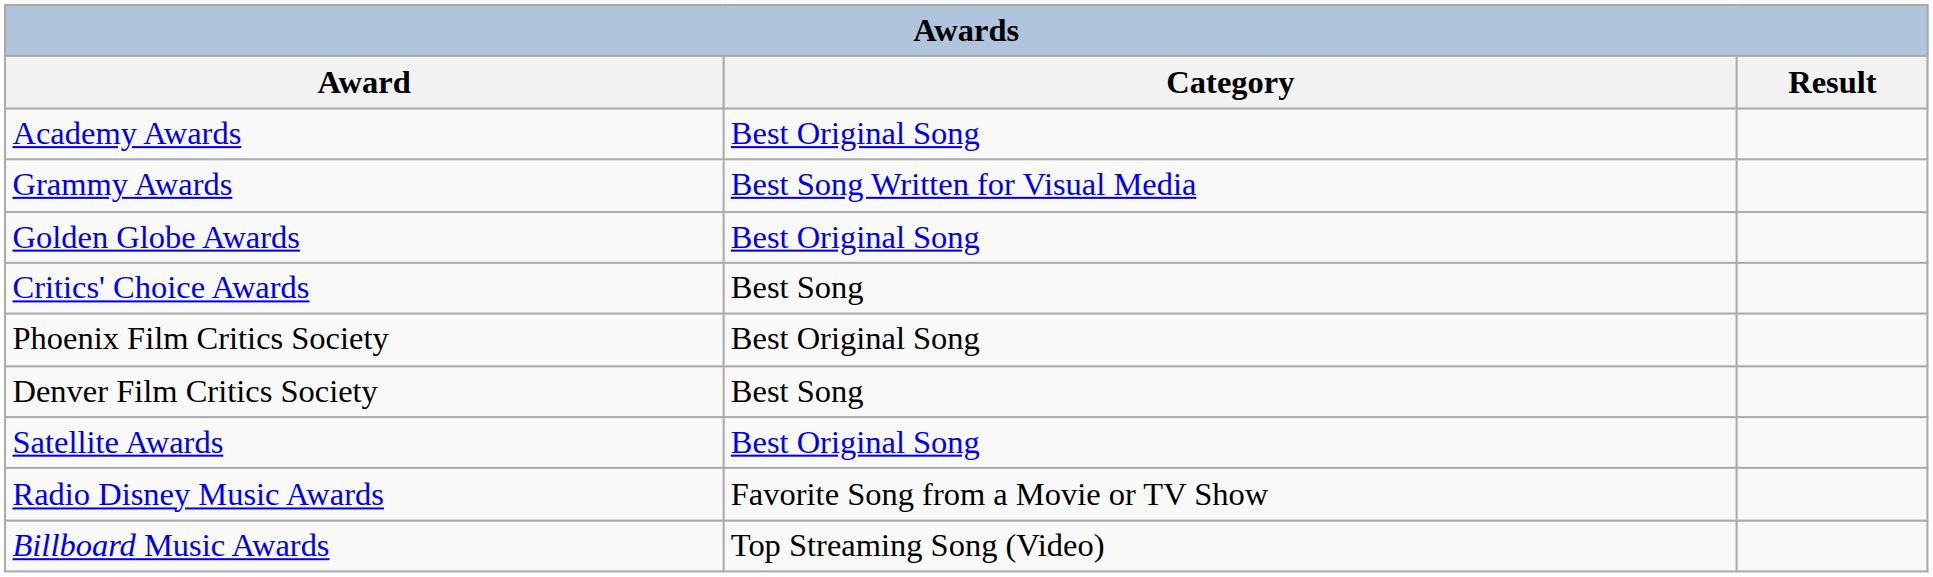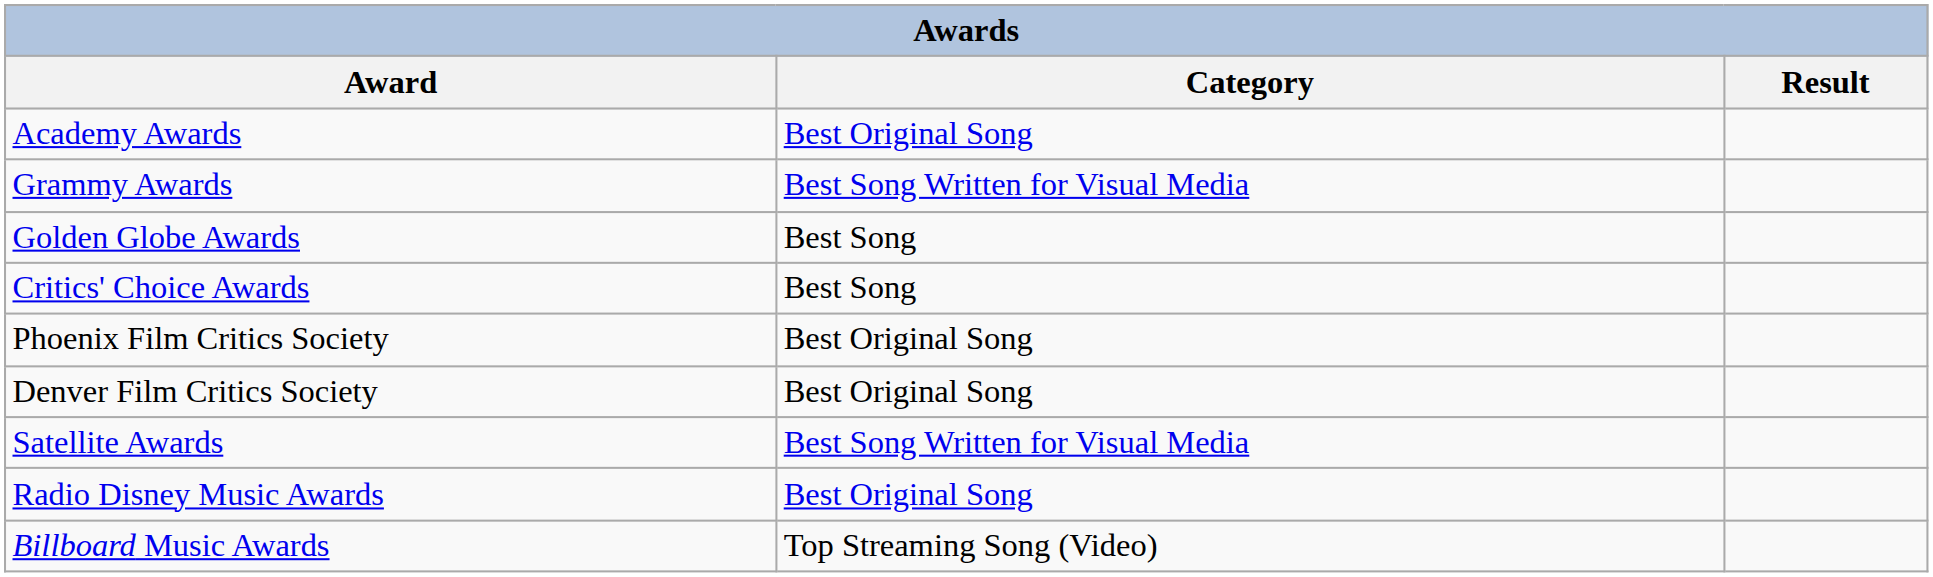(855, 236) Best Original Song -> (850, 236) Best Song
(797, 390) Best Song -> (908, 390) Best Original Song
(855, 442) Best Original Song -> (1016, 442) Best Song Written for Visual Media
(1000, 493) Favorite Song from a Movie or TV Show -> (908, 493) Best Original Song
